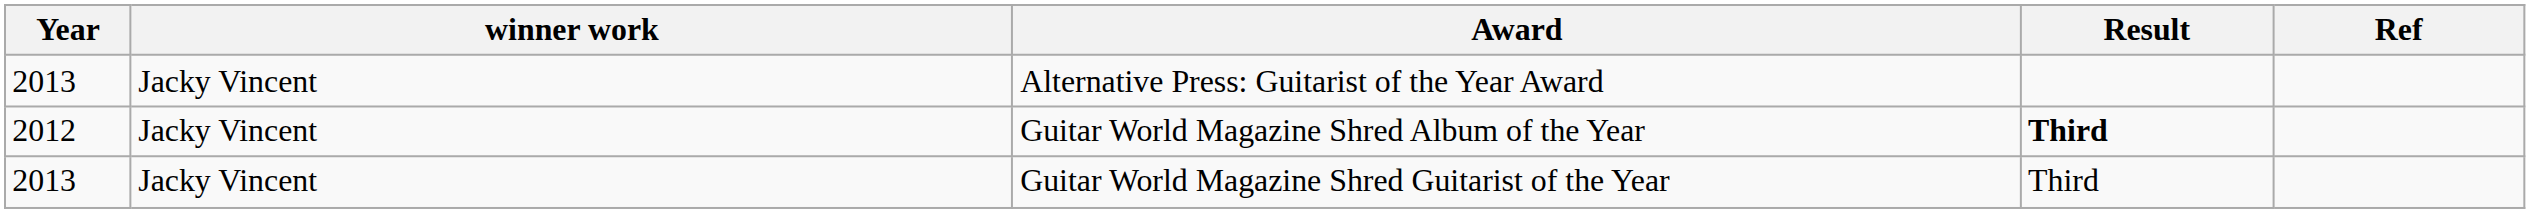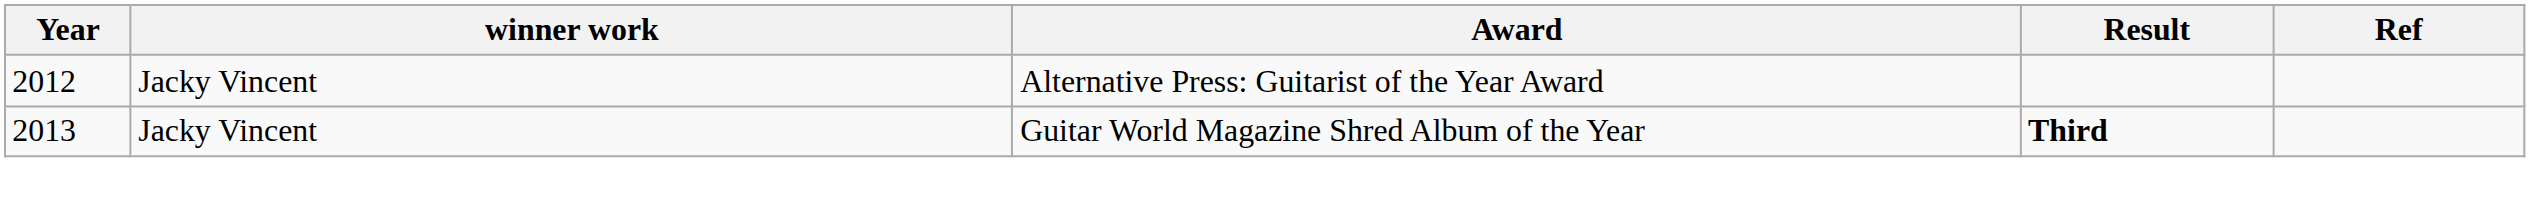(44, 80) 2013 -> (44, 80) 2012
(44, 130) 2012 -> (44, 130) 2013
- row: (1345, 181)
